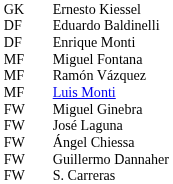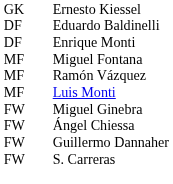- row: (88, 125)
